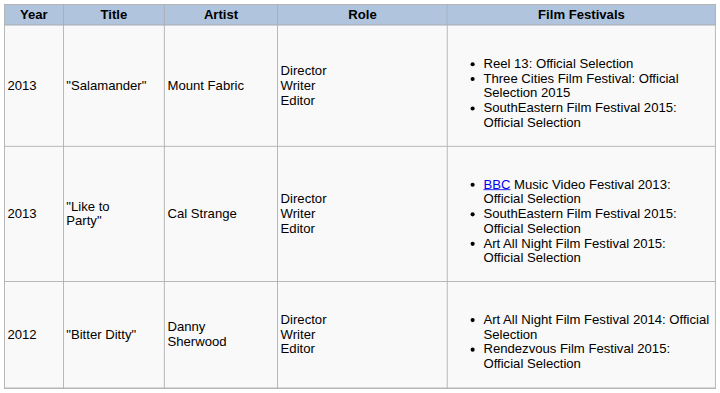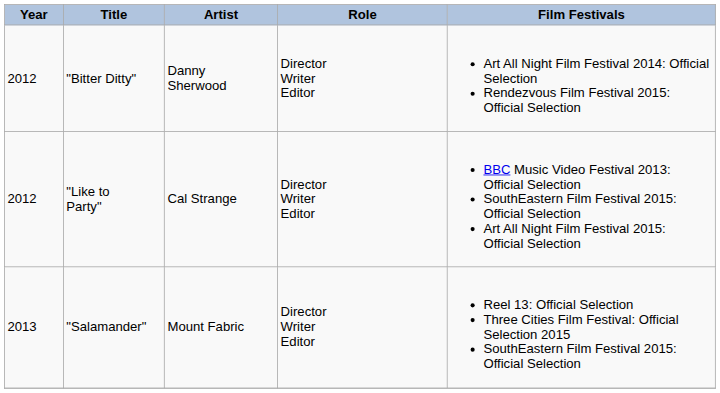rows swapped: (101, 334) <-> (106, 85)
(22, 213) 2013 -> (22, 199) 2012
